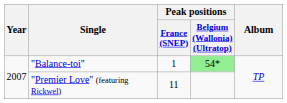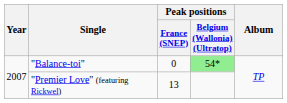(174, 63) 1 -> (174, 63) 0
(174, 85) 11 -> (174, 85) 13
